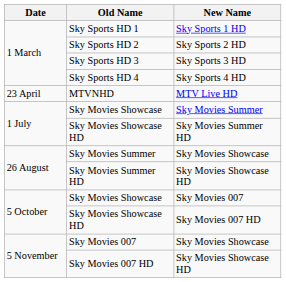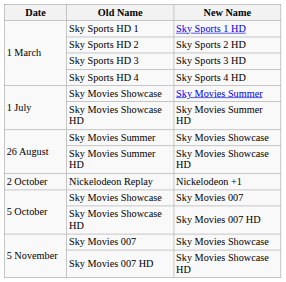- row: (91, 93)
+ row: (111, 181)
